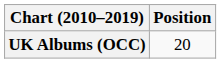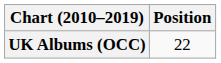(182, 44) 20 -> (182, 44) 22
